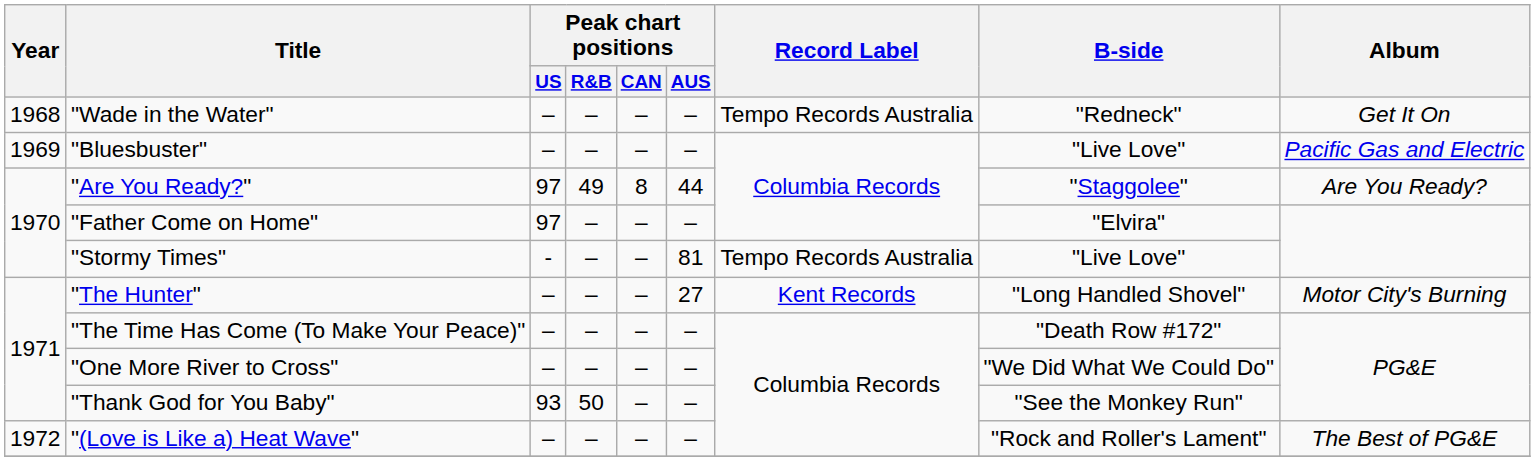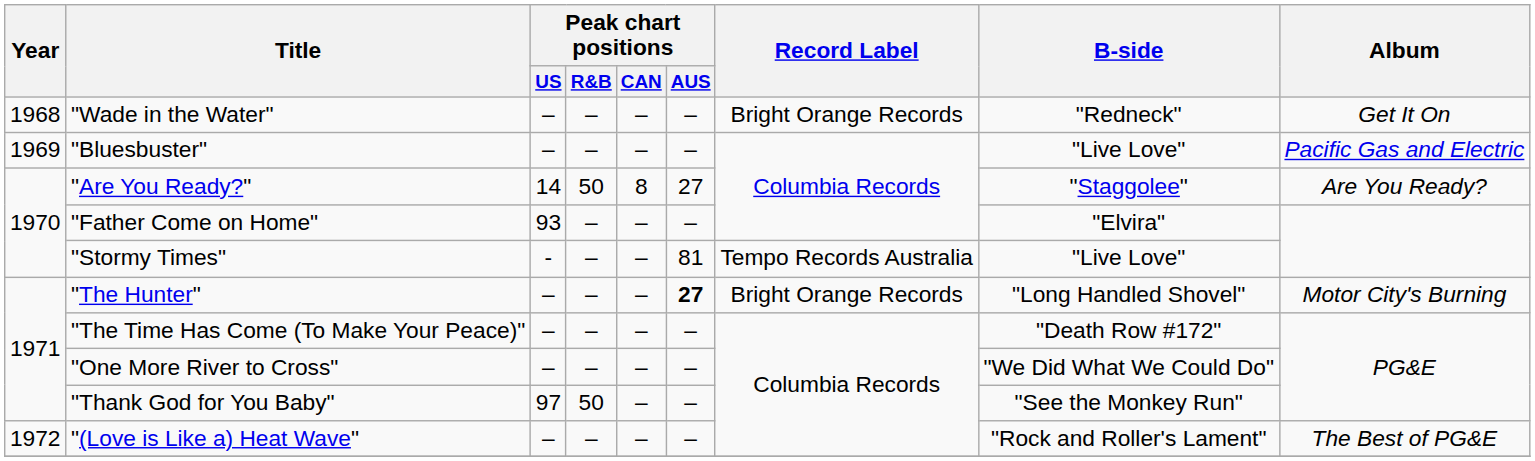(847, 114) Tempo Records Australia -> (847, 114) Bright Orange Records
(548, 186) 97 -> (548, 186) 14
(591, 186) 49 -> (591, 186) 50
(691, 186) 44 -> (691, 186) 27
(548, 222) 97 -> (548, 222) 93
(691, 294) normal -> (691, 294) bold
(847, 294) Kent Records -> (847, 294) Bright Orange Records
(548, 402) 93 -> (548, 402) 97
